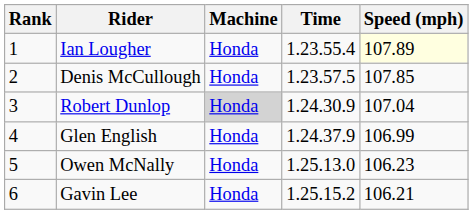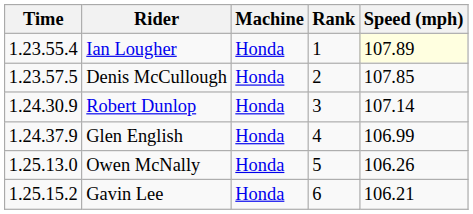columns swapped: (30, 19) <-> (321, 19)
(234, 106) lightgrey background -> (260, 106) no background
(389, 106) 107.04 -> (389, 106) 107.14
(389, 164) 106.23 -> (389, 164) 106.26
